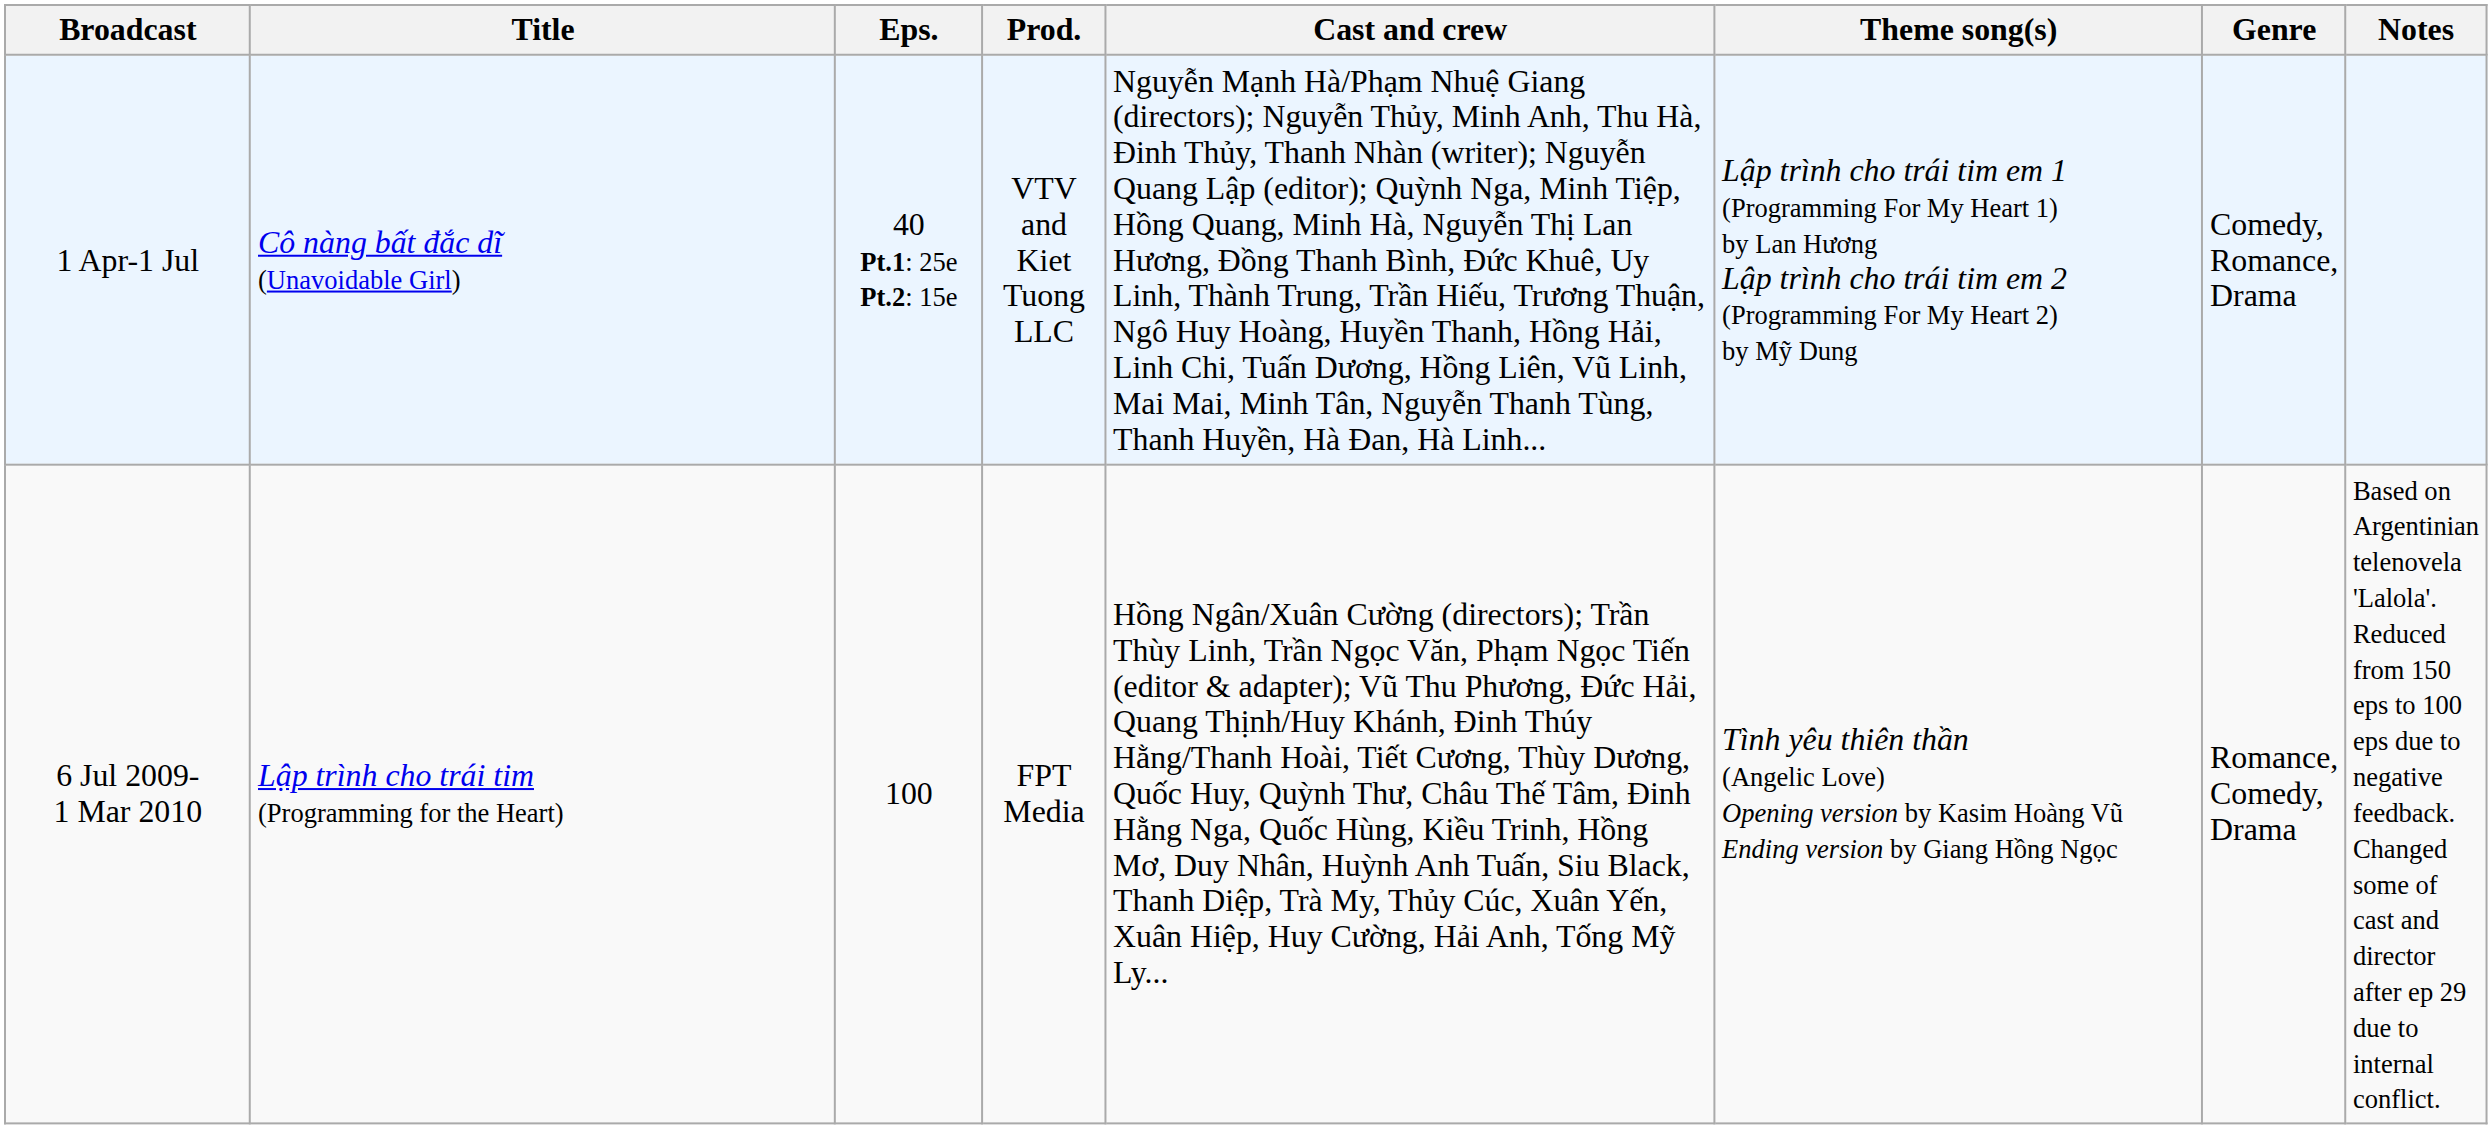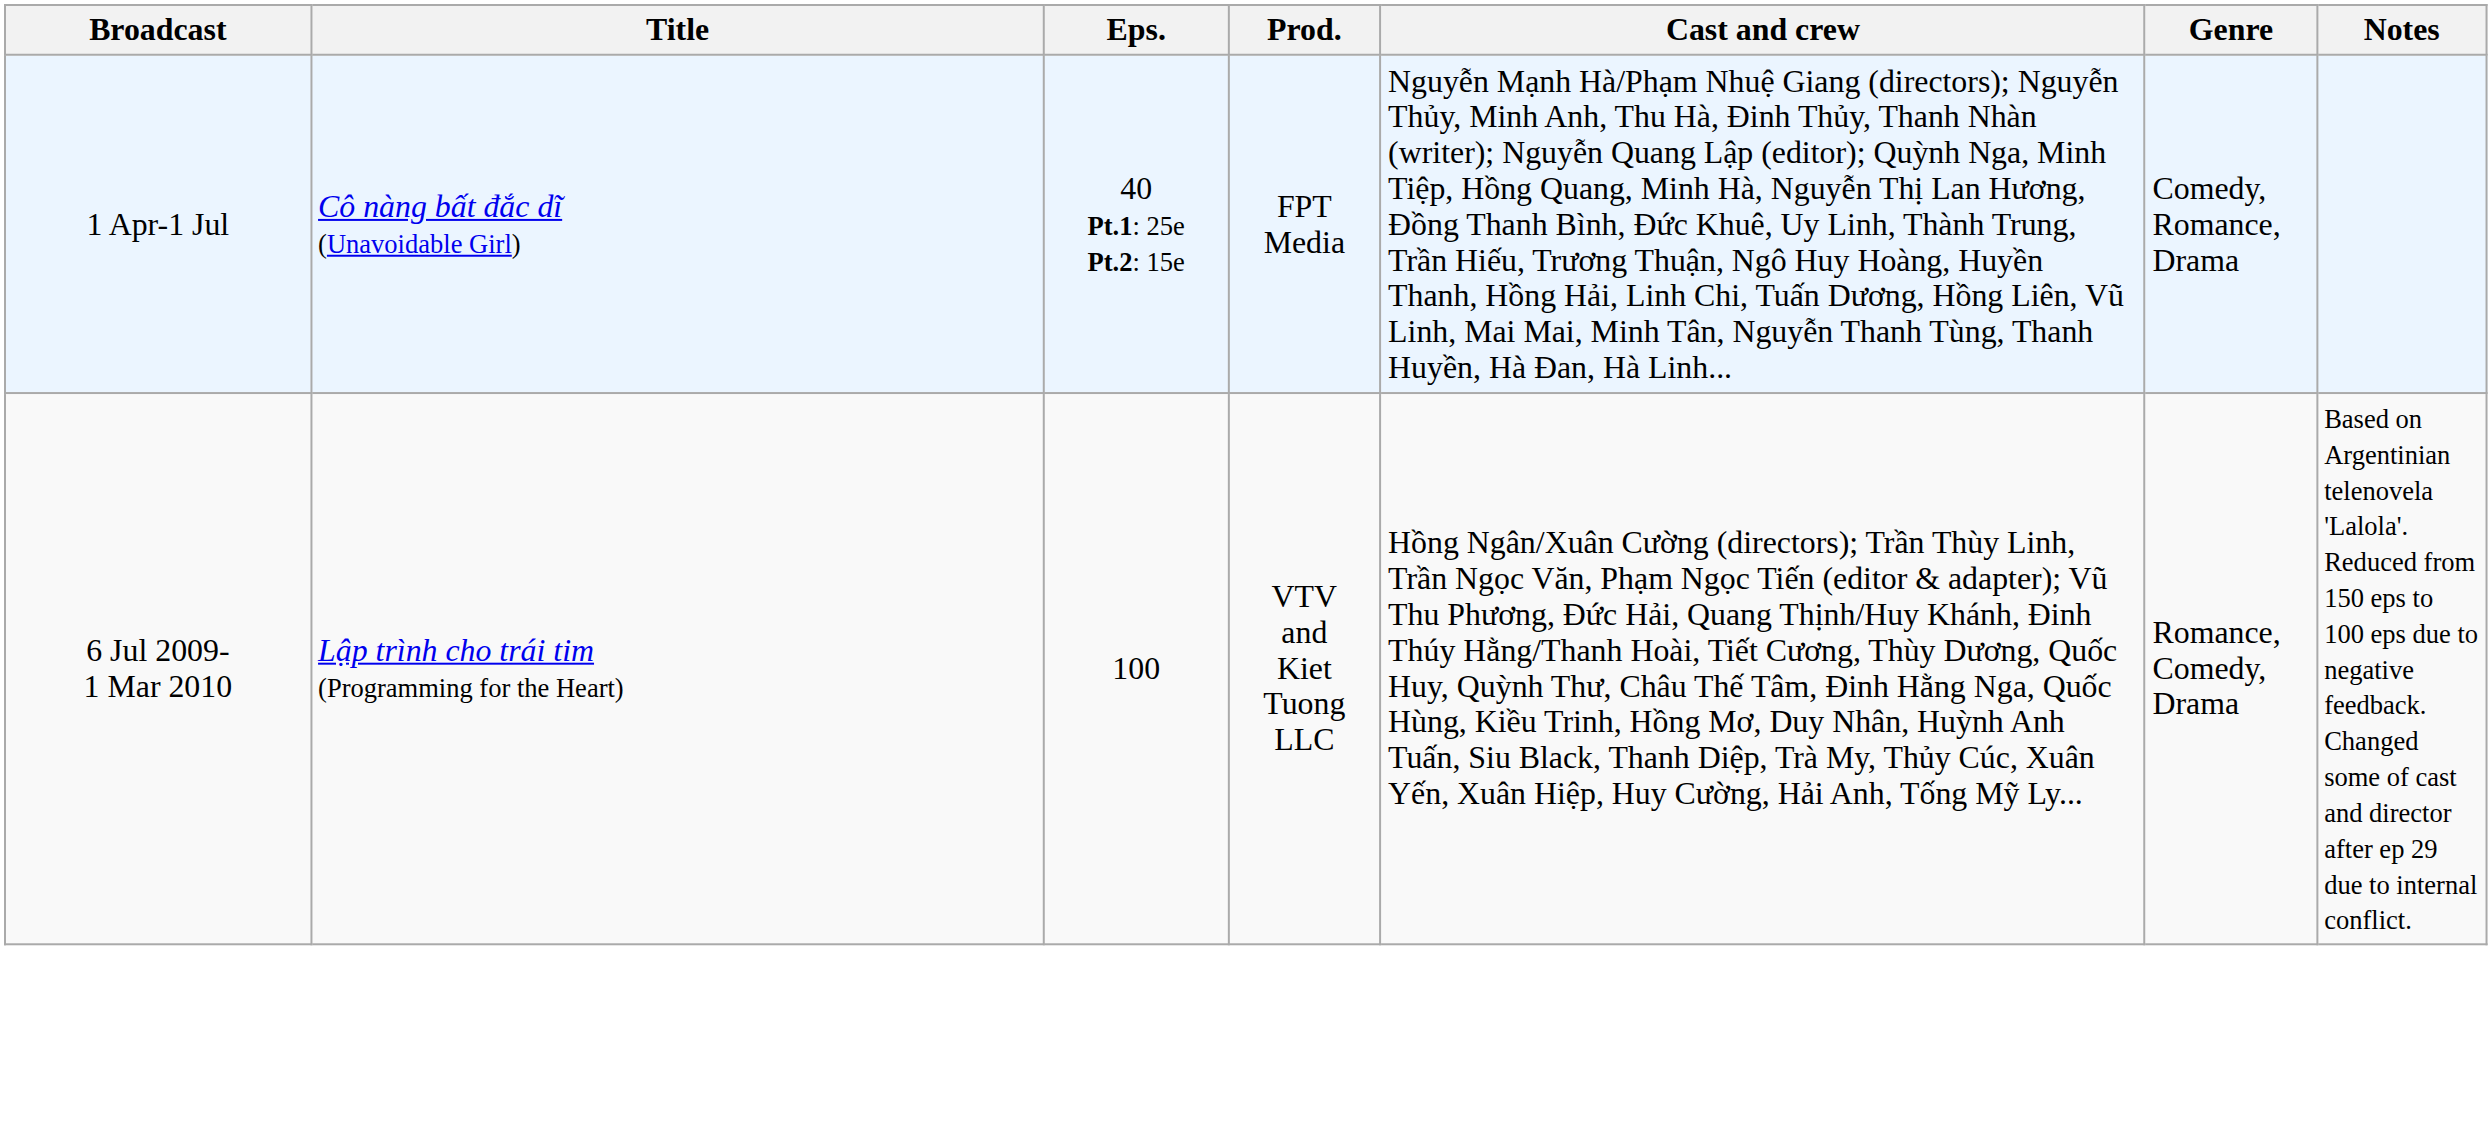- column: (1959, 29)
(1044, 259) VTV and Kiet Tuong LLC -> (1304, 223) FPT Media
(1044, 793) FPT Media -> (1304, 668) VTV and Kiet Tuong LLC
